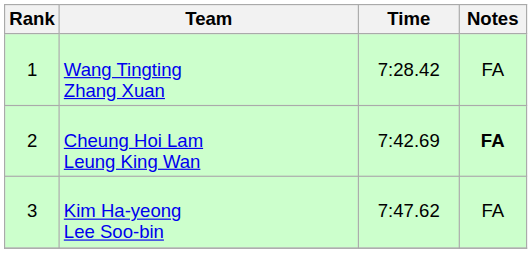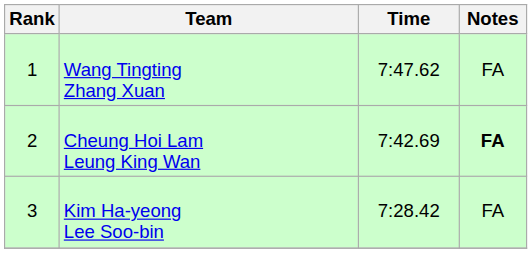(409, 69) 7:28.42 -> (409, 69) 7:47.62
(409, 211) 7:47.62 -> (409, 211) 7:28.42
